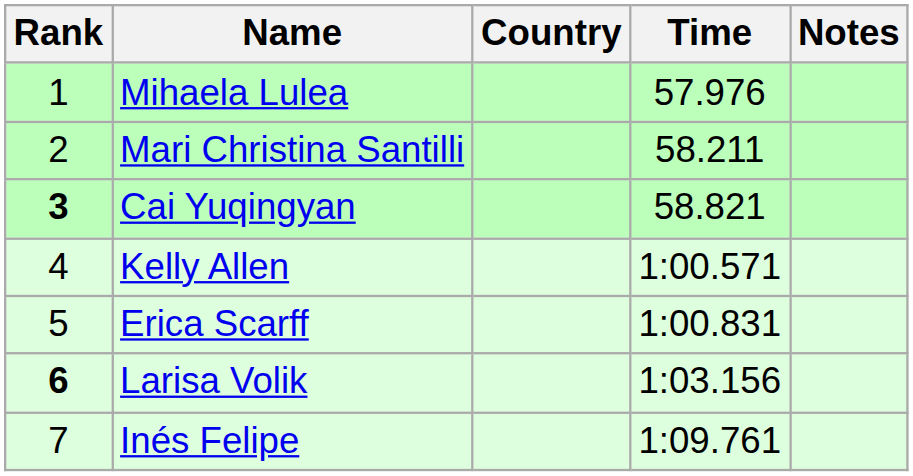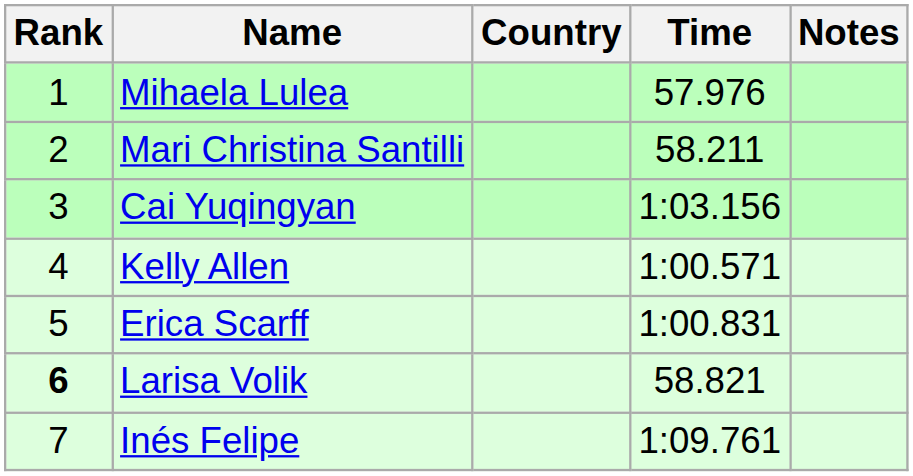(58, 207) bold -> (58, 207) normal
(710, 207) 58.821 -> (710, 207) 1:03.156
(710, 382) 1:03.156 -> (710, 382) 58.821
